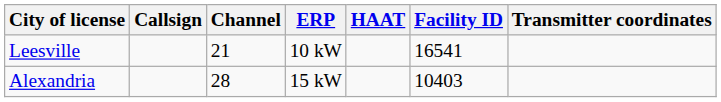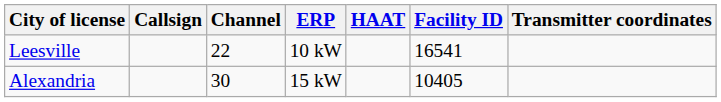(221, 50) 21 -> (221, 50) 22
(221, 81) 28 -> (221, 81) 30
(438, 81) 10403 -> (438, 81) 10405
